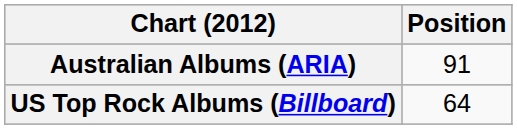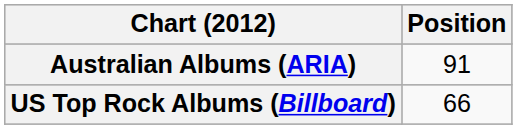(457, 104) 64 -> (457, 104) 66
